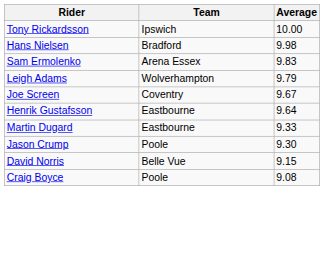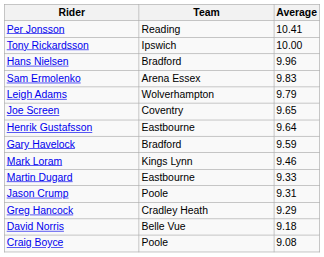+ row: (36, 29)
(286, 45) 9.98 -> (286, 62) 9.96
(286, 95) 9.67 -> (286, 111) 9.65
+ row: (41, 144)
+ row: (34, 161)
(286, 144) 9.30 -> (286, 194) 9.31
+ row: (40, 210)
(286, 161) 9.15 -> (286, 227) 9.18
